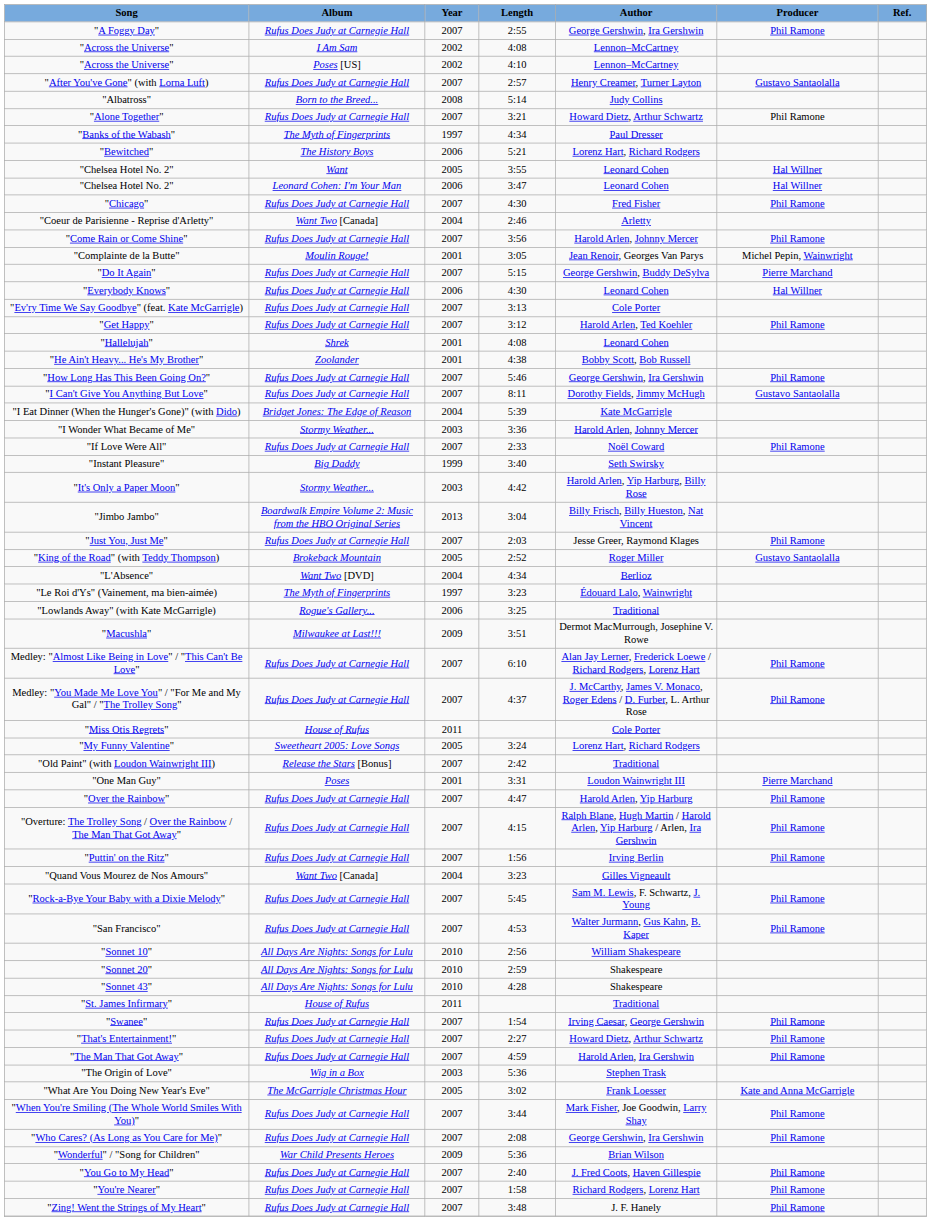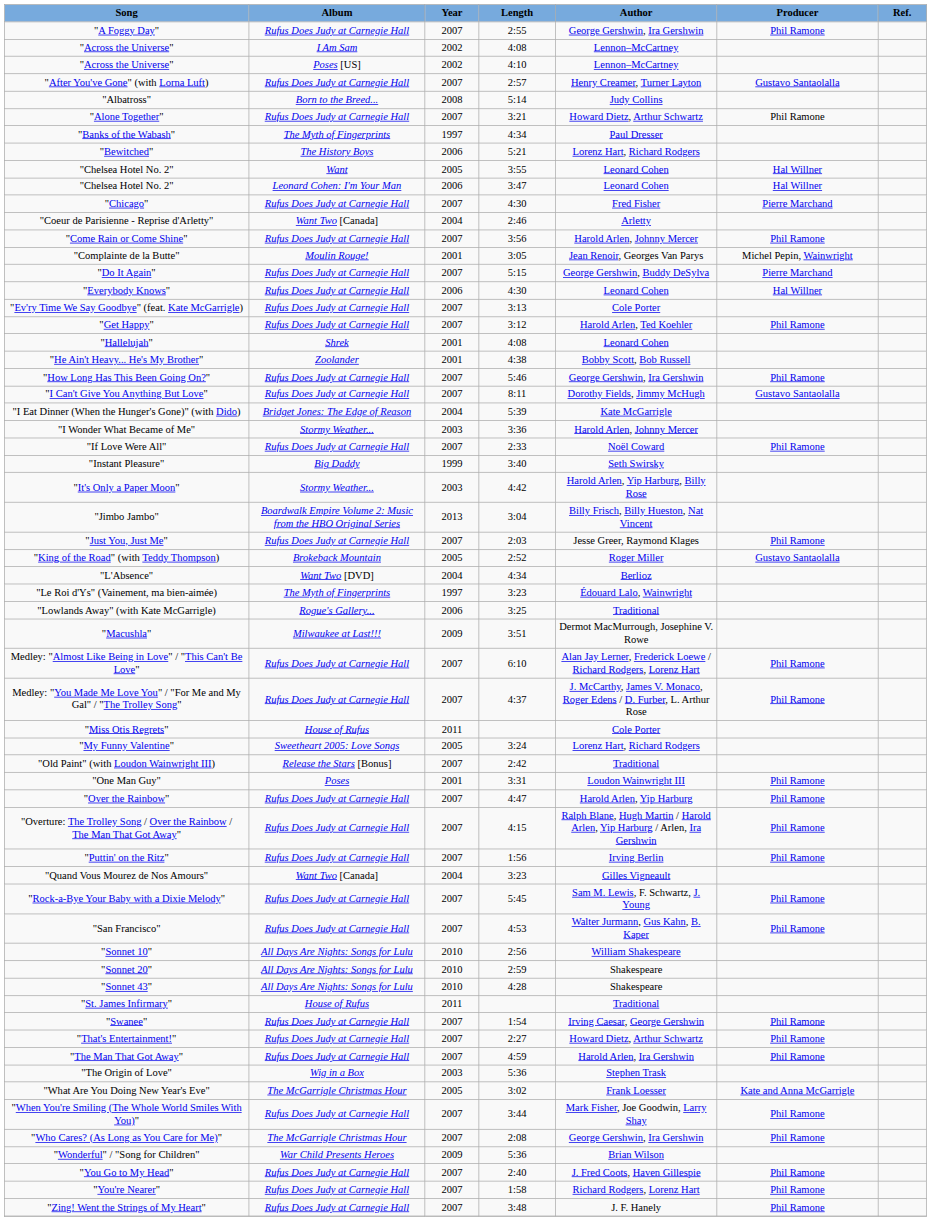(797, 203) Phil Ramone -> (797, 203) Pierre Marchand
(797, 781) Pierre Marchand -> (797, 781) Phil Ramone
(337, 1137) Rufus Does Judy at Carnegie Hall -> (337, 1137) The McGarrigle Christmas Hour
